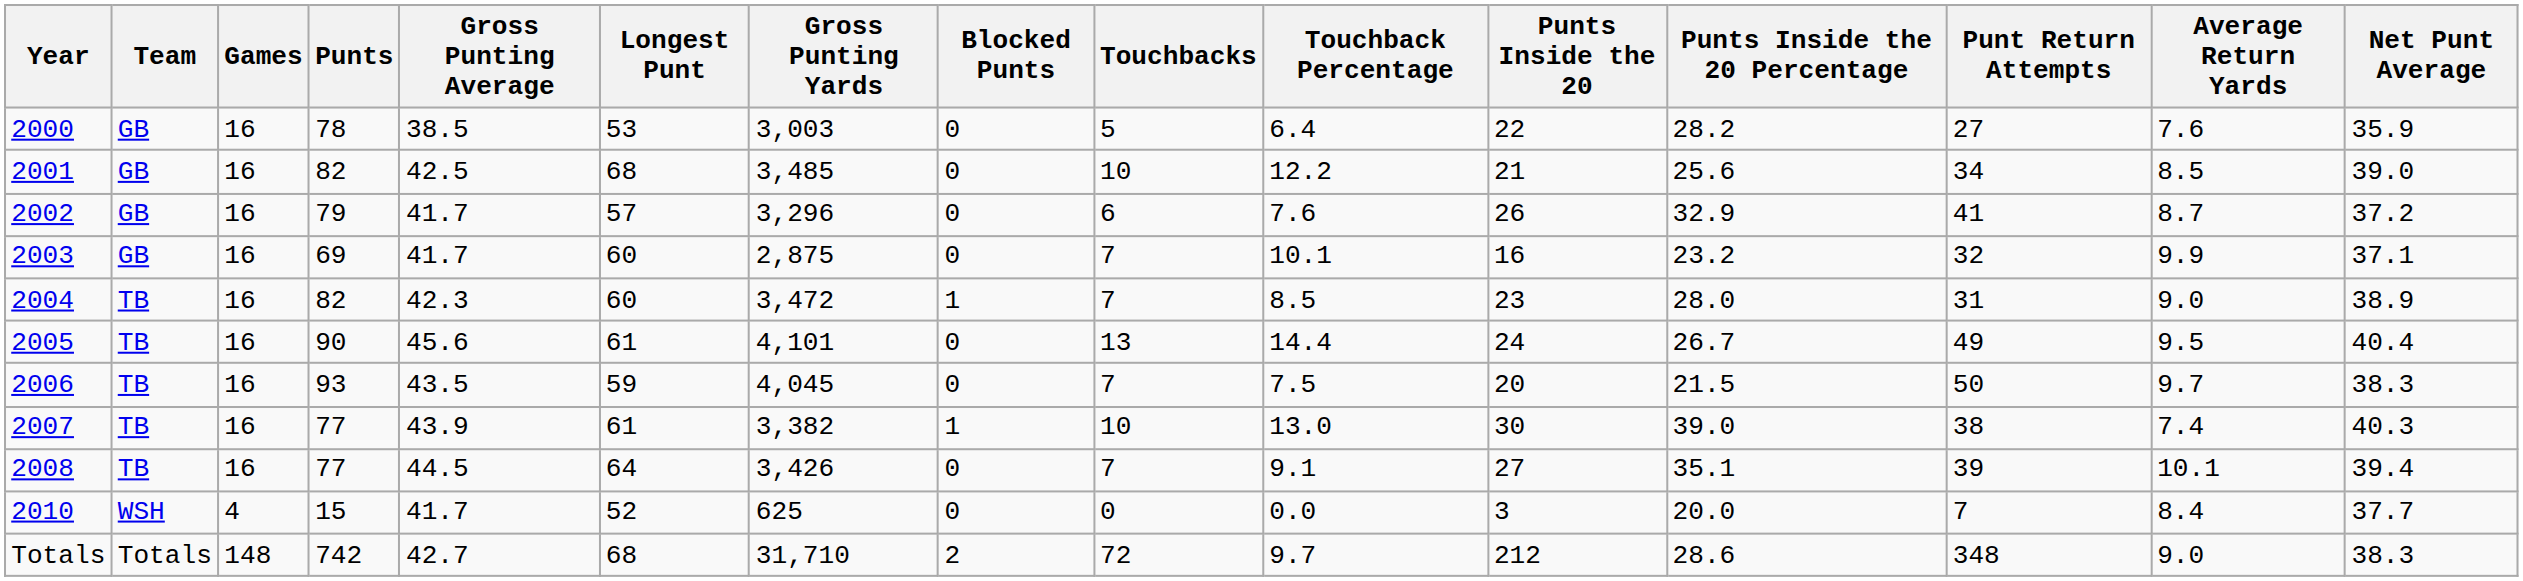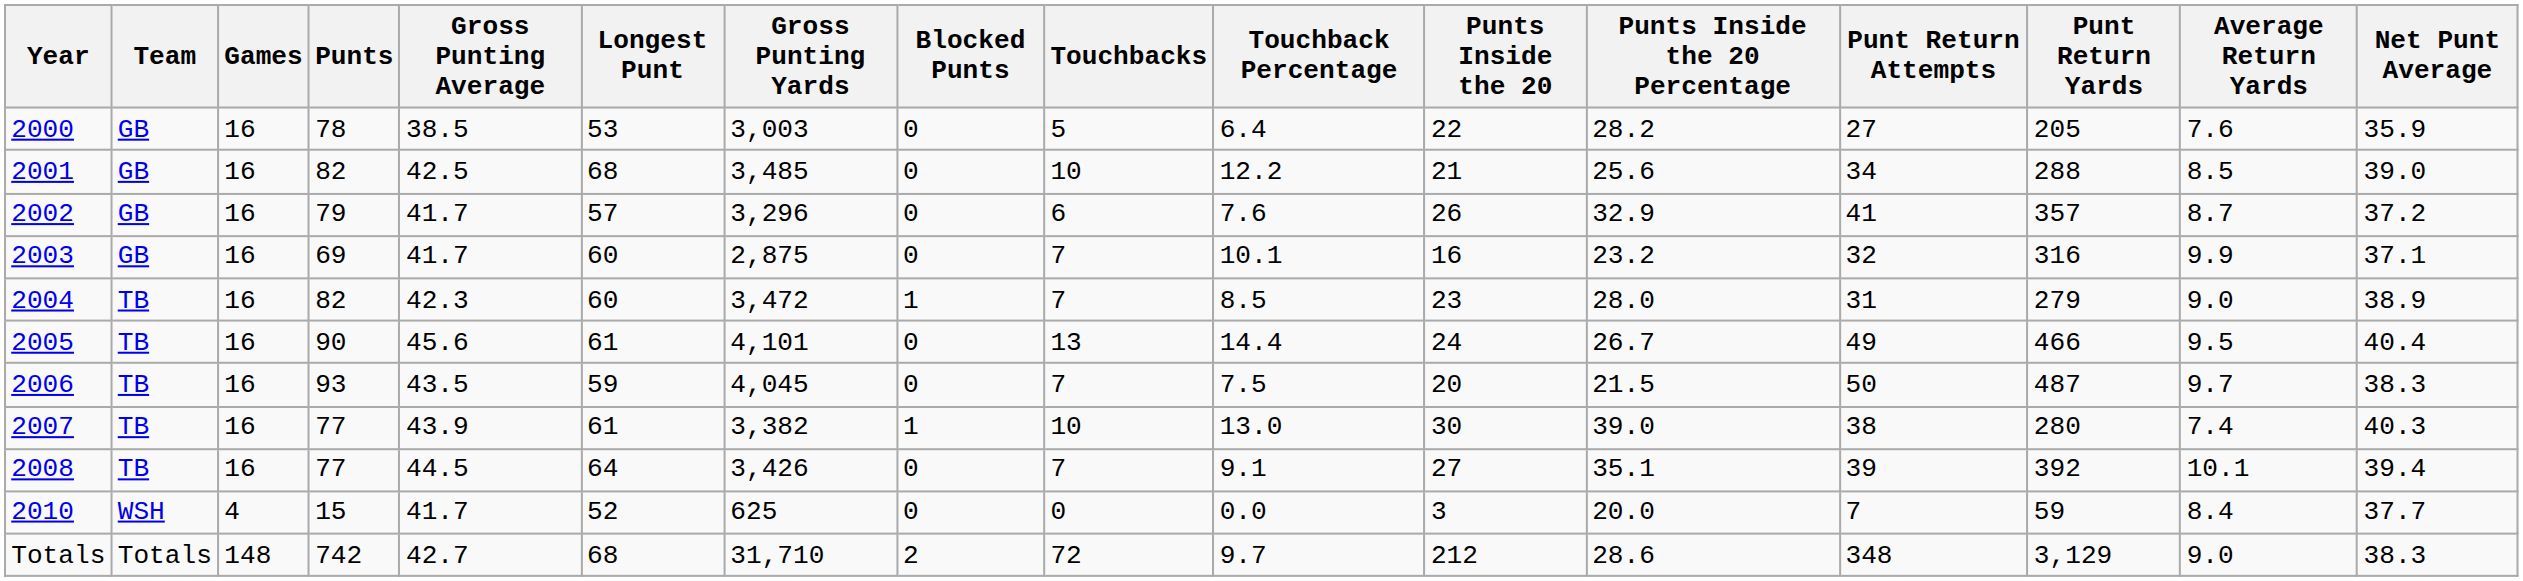+ column: (2104, 56)
